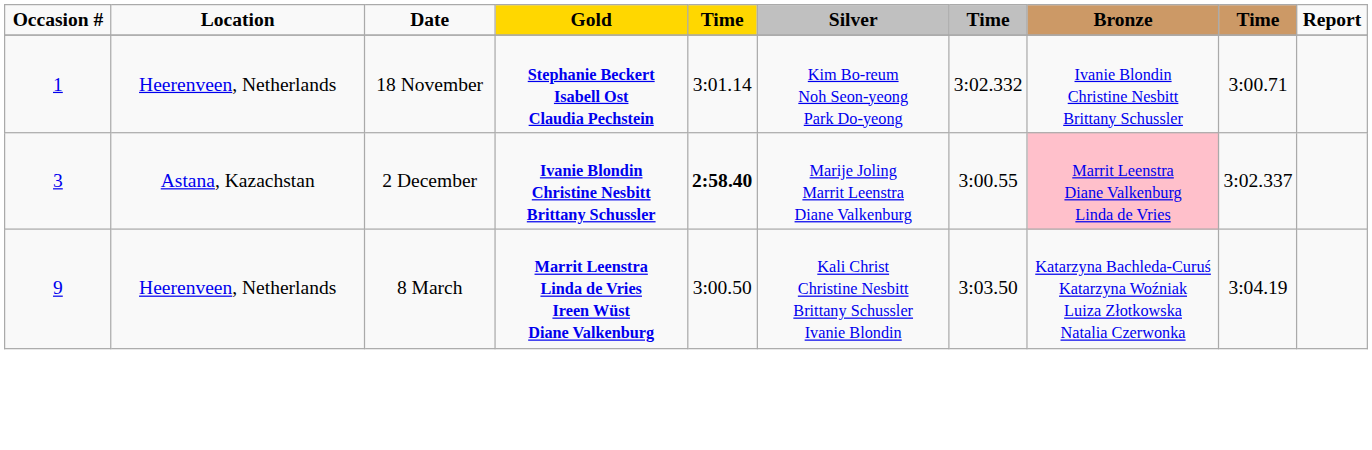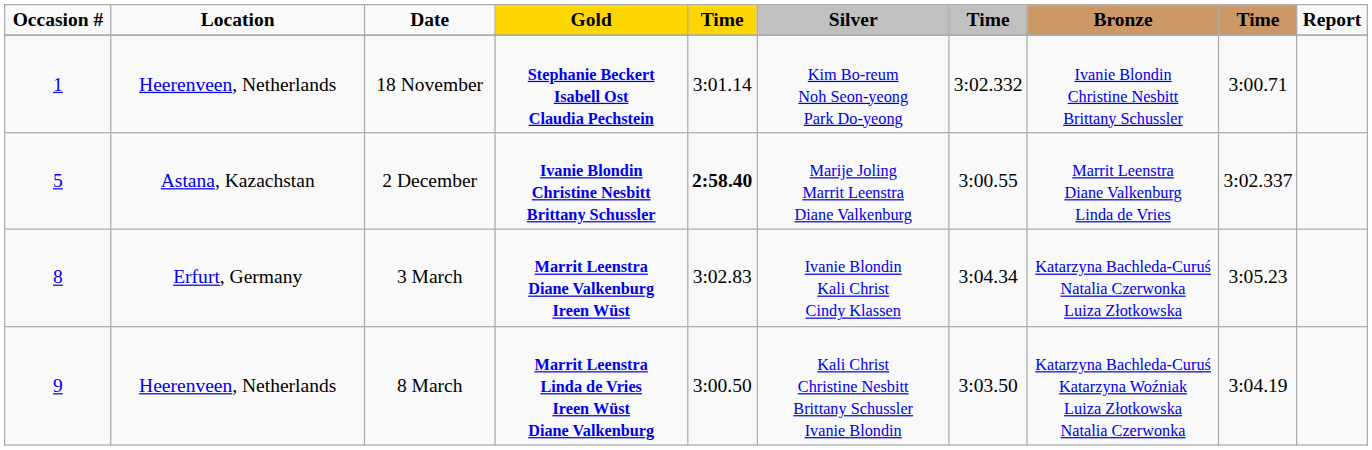(58, 180) 3 -> (58, 180) 5
(1123, 192) pink background -> (1123, 192) no background
+ row: (430, 277)
